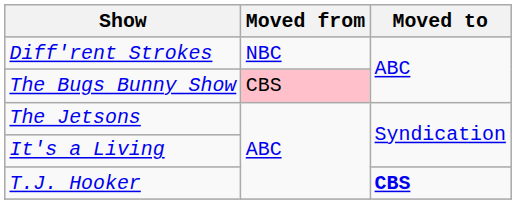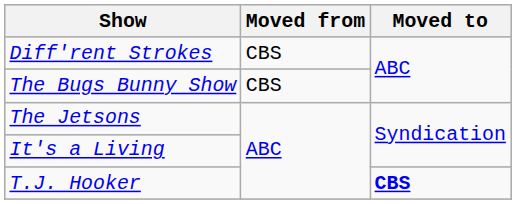(264, 53) NBC -> (264, 53) CBS
(264, 86) pink background -> (264, 86) no background
